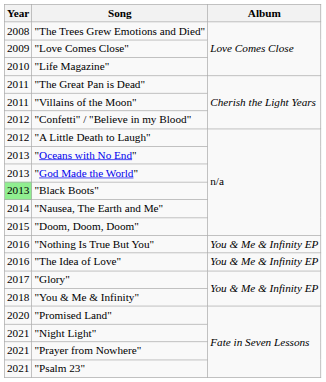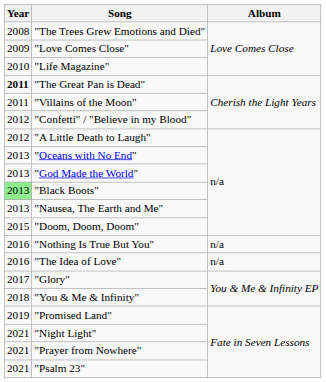(18, 84) normal -> (18, 84) bold
(18, 208) 2014 -> (18, 208) 2013
(264, 244) You & Me & Infinity EP -> (217, 244) n/a
(264, 262) You & Me & Infinity EP -> (217, 262) n/a
(18, 315) 2020 -> (18, 315) 2019
